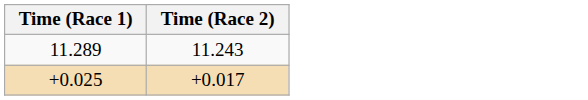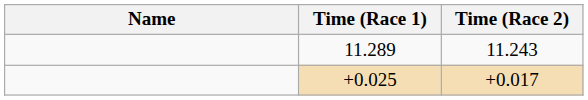+ column: (152, 19)
